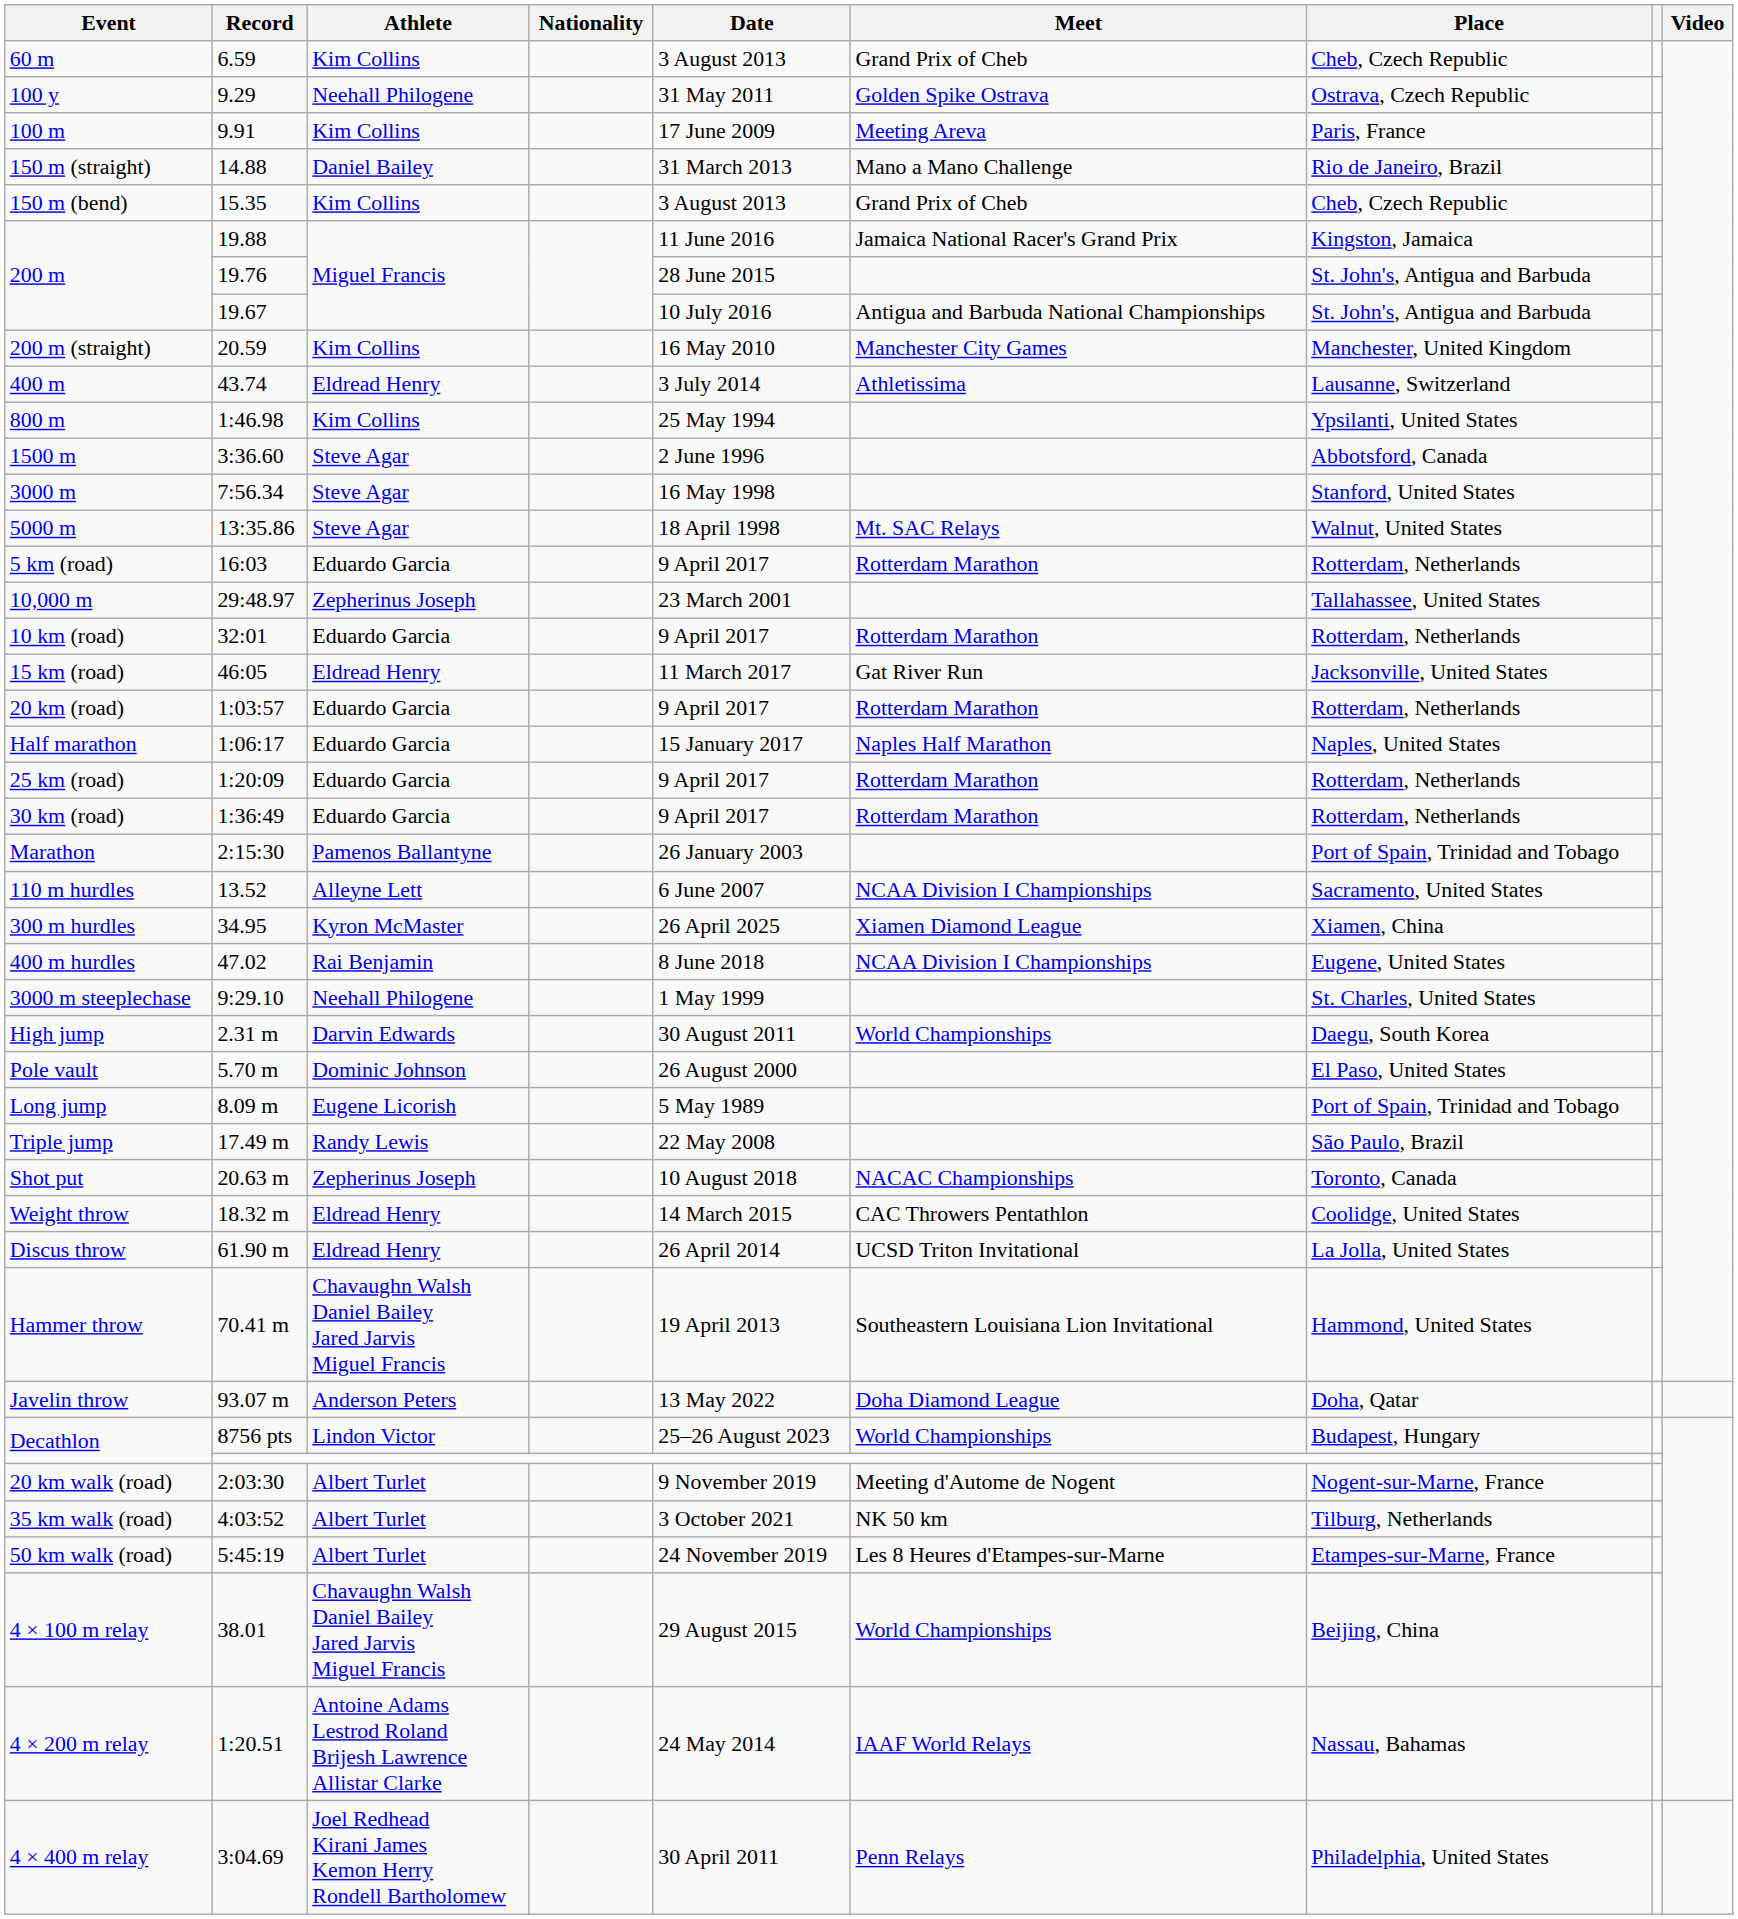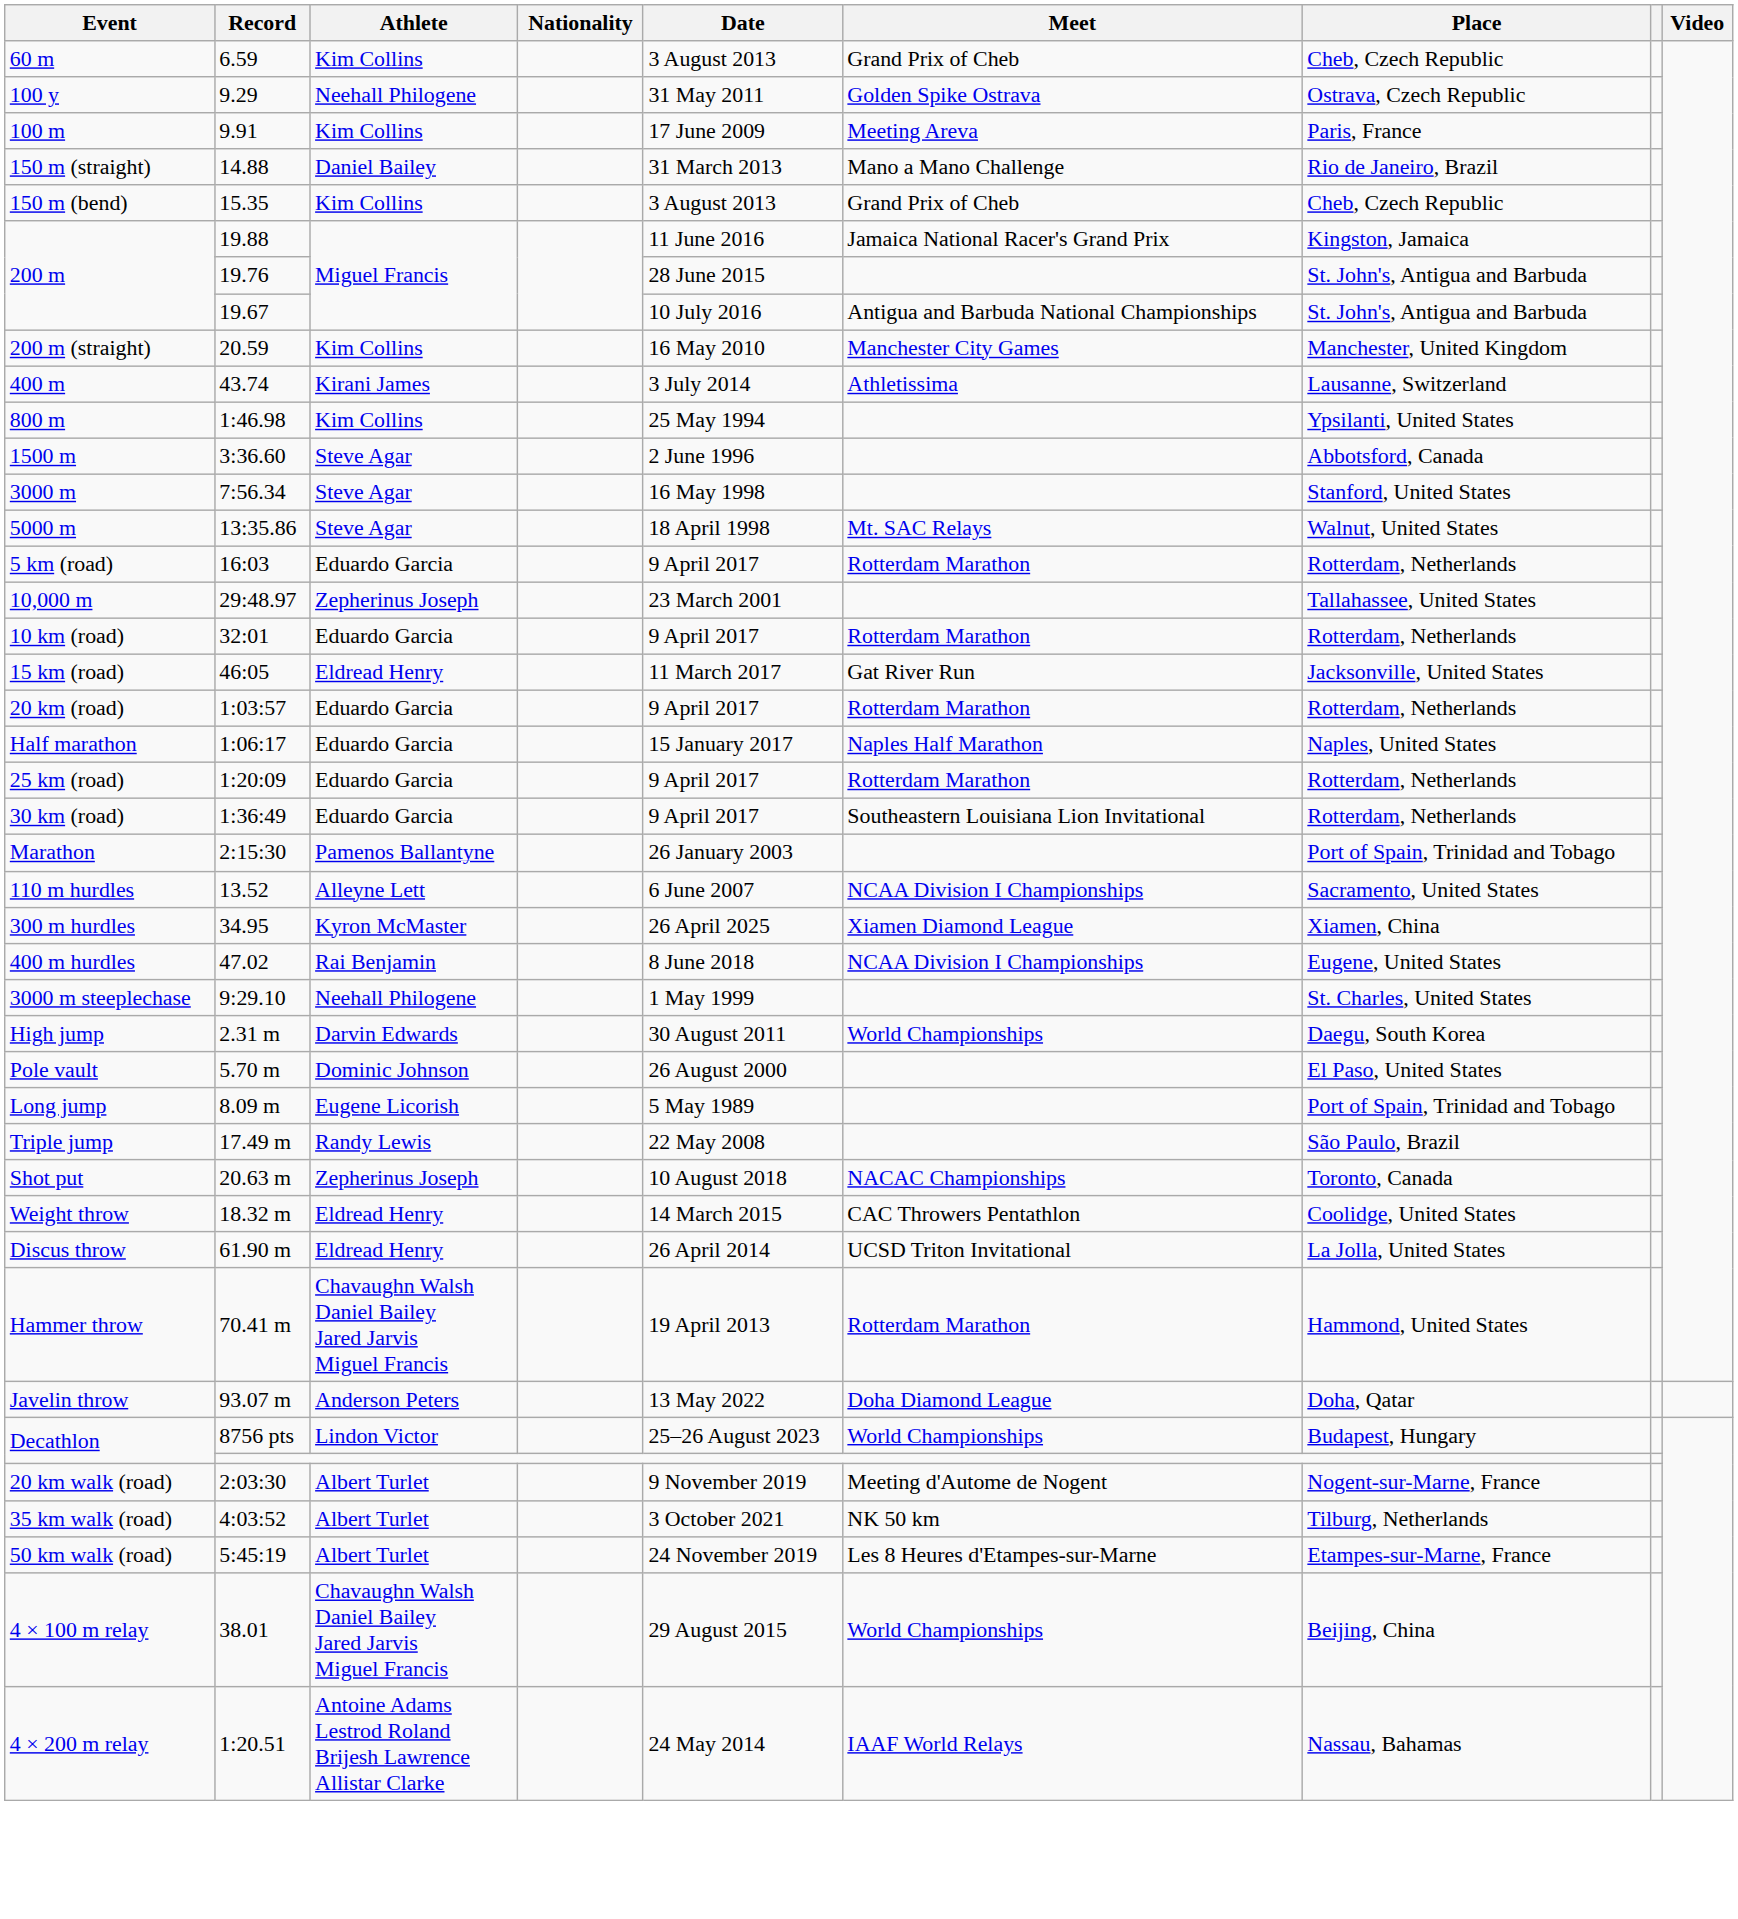(376, 383) Eldread Henry -> (373, 383) Kirani James
(947, 816) Rotterdam Marathon -> (1026, 816) Southeastern Louisiana Lion Invitational
(1034, 1324) Southeastern Louisiana Lion Invitational -> (939, 1324) Rotterdam Marathon
- row: (79, 1856)
